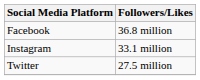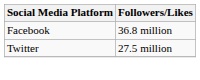- row: (29, 48)
